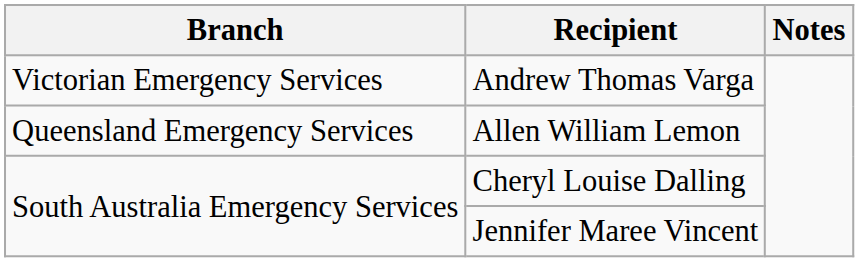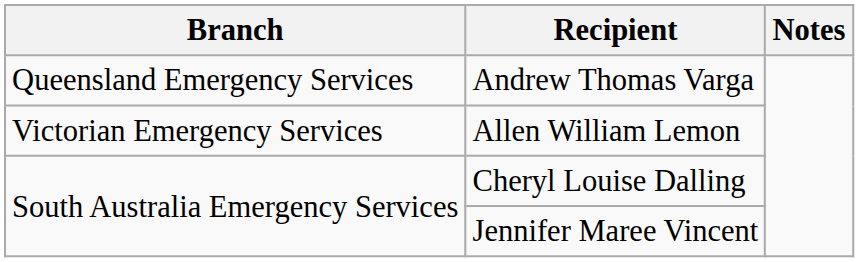(197, 80) Victorian Emergency Services -> (213, 80) Queensland Emergency Services
(213, 130) Queensland Emergency Services -> (197, 130) Victorian Emergency Services
